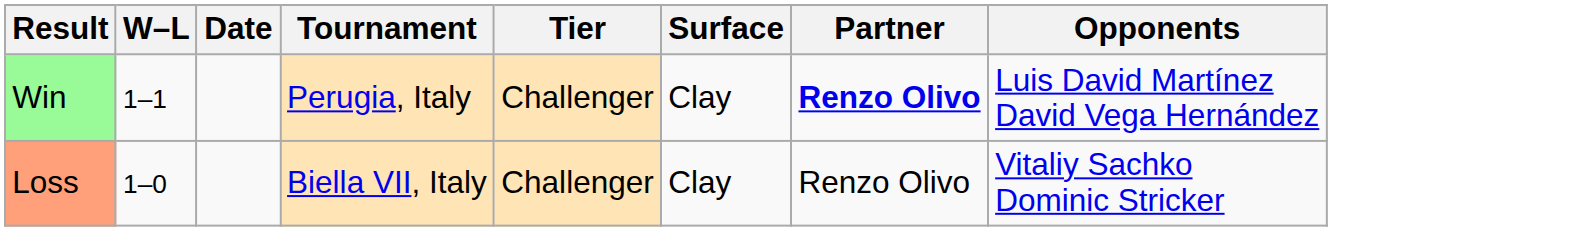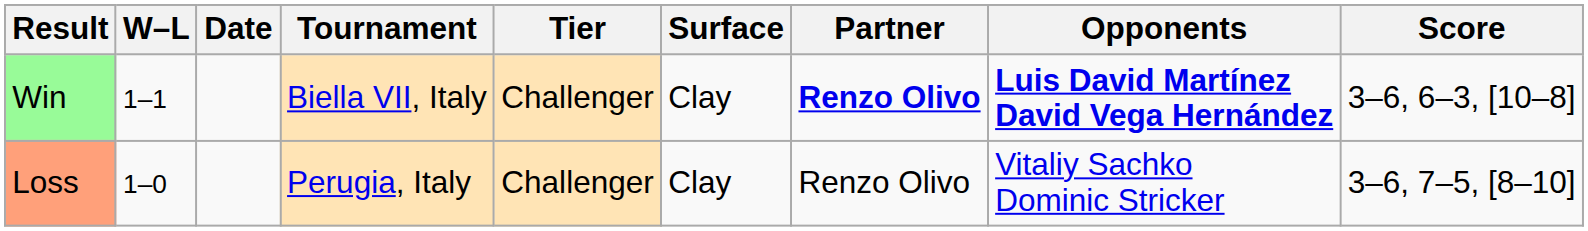+ column: (1462, 29)
(379, 97) Perugia, Italy -> (387, 97) Biella VII, Italy
(1157, 97) normal -> (1164, 97) bold
(387, 182) Biella VII, Italy -> (379, 182) Perugia, Italy
